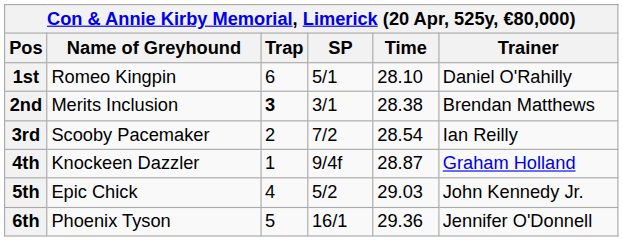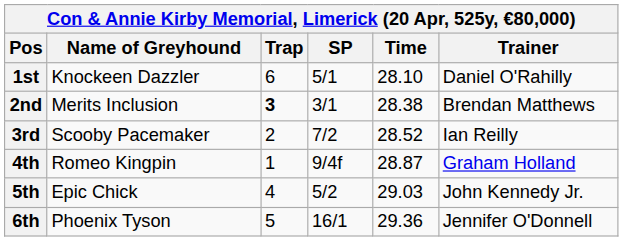(114, 76) Romeo Kingpin -> (125, 76) Knockeen Dazzler
(400, 134) 28.54 -> (400, 134) 28.52
(125, 163) Knockeen Dazzler -> (114, 163) Romeo Kingpin
